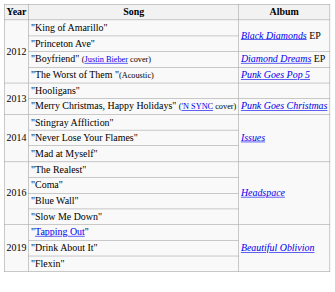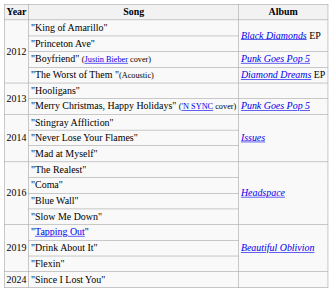(283, 59) Diamond Dreams EP -> (275, 59) Punk Goes Pop 5
(275, 75) Punk Goes Pop 5 -> (283, 75) Diamond Dreams EP
(284, 106) Punk Goes Christmas -> (275, 106) Punk Goes Pop 5
+ row: (68, 279)
